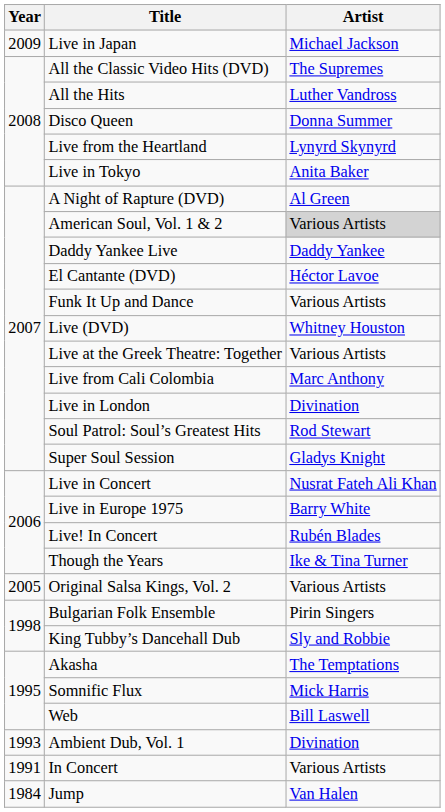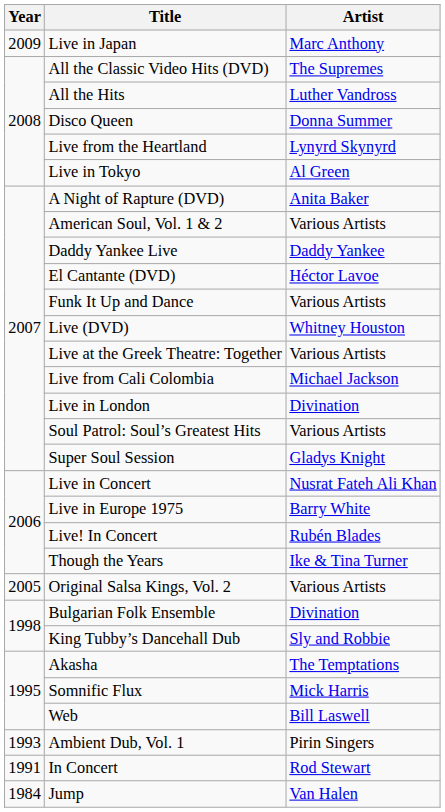(344, 43) Michael Jackson -> (337, 43) Marc Anthony
(329, 172) Anita Baker -> (320, 172) Al Green
(320, 198) Al Green -> (329, 198) Anita Baker
(338, 224) lightgrey background -> (338, 224) no background
(337, 379) Marc Anthony -> (344, 379) Michael Jackson
(330, 431) Rod Stewart -> (338, 431) Various Artists
(332, 612) Pirin Singers -> (324, 612) Divination
(324, 742) Divination -> (332, 742) Pirin Singers
(338, 768) Various Artists -> (330, 768) Rod Stewart
